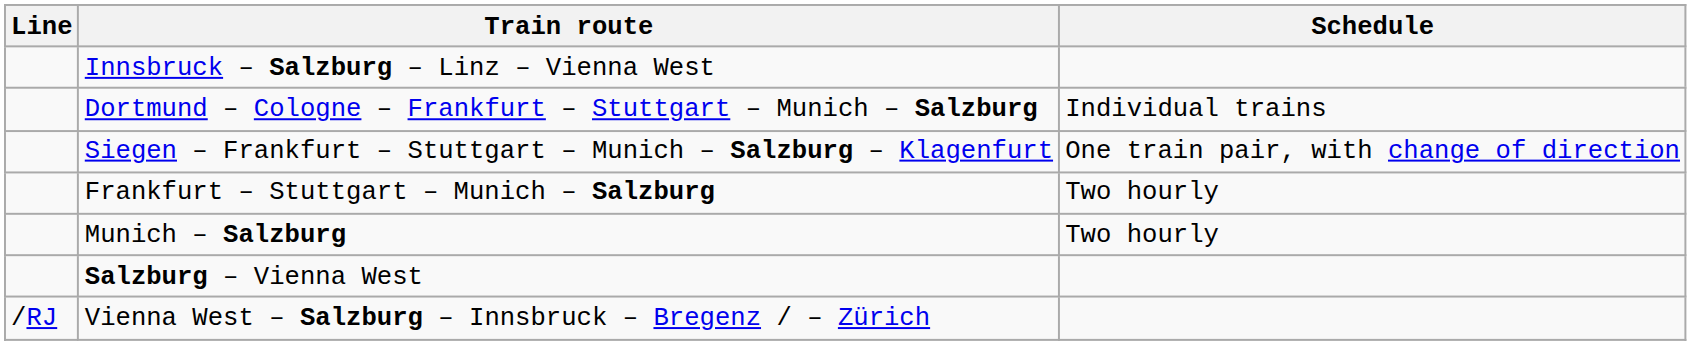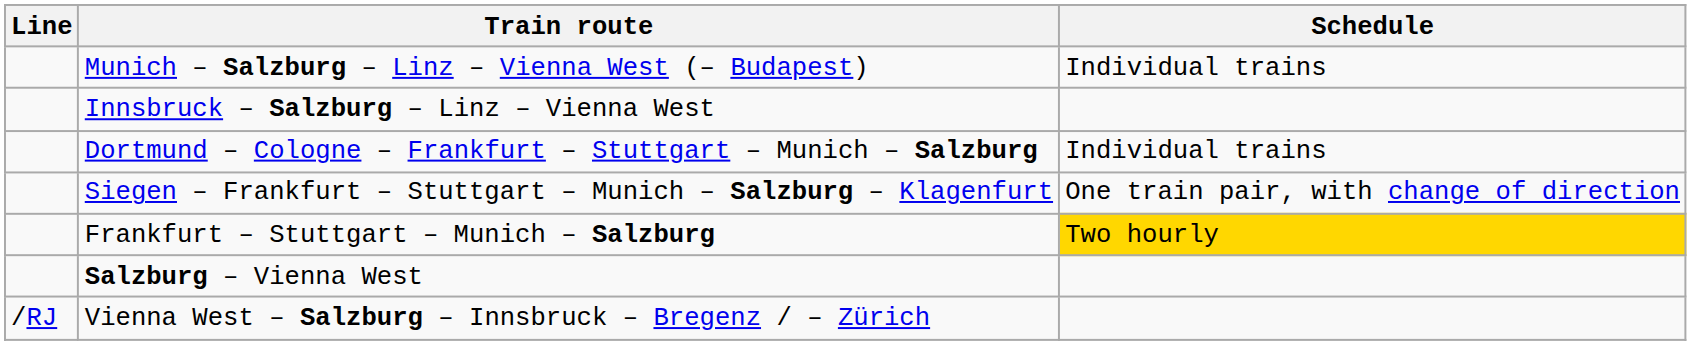+ row: (477, 68)
(1142, 193) no background -> (1142, 235) gold background
- row: (215, 235)
